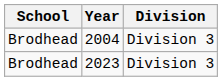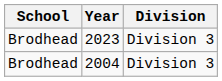rows swapped: (102, 40) <-> (102, 64)
